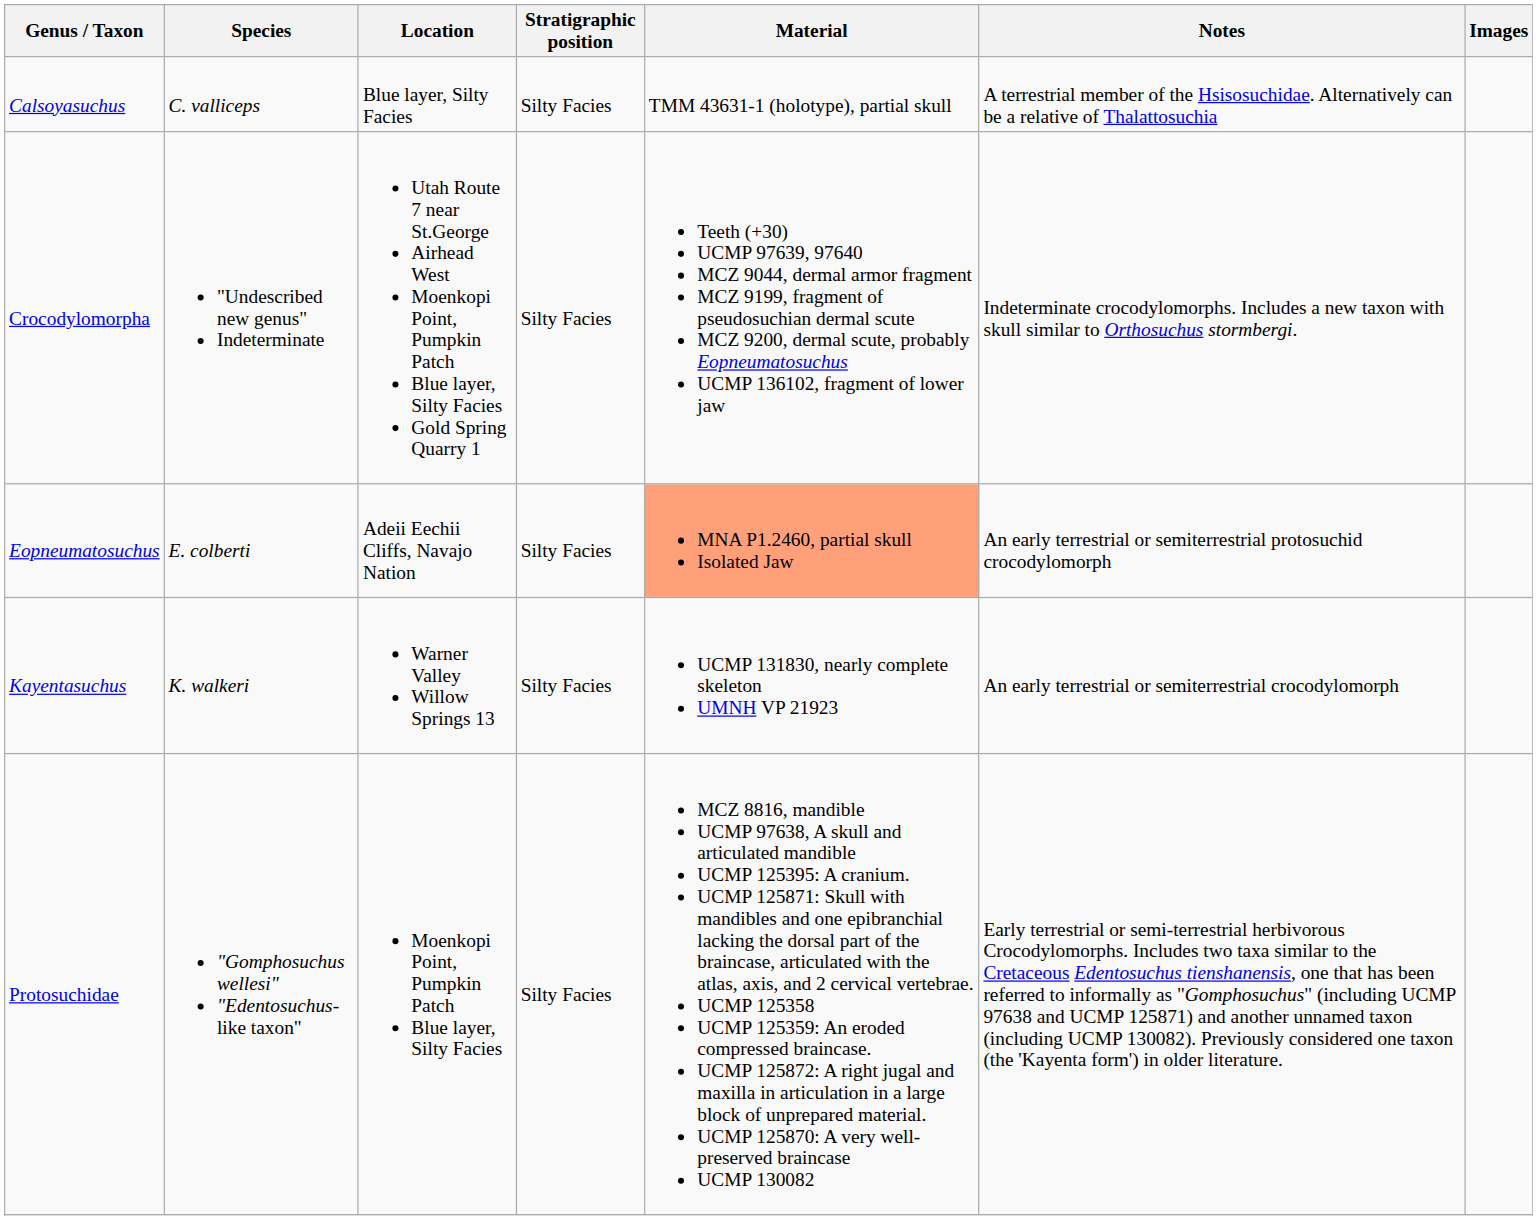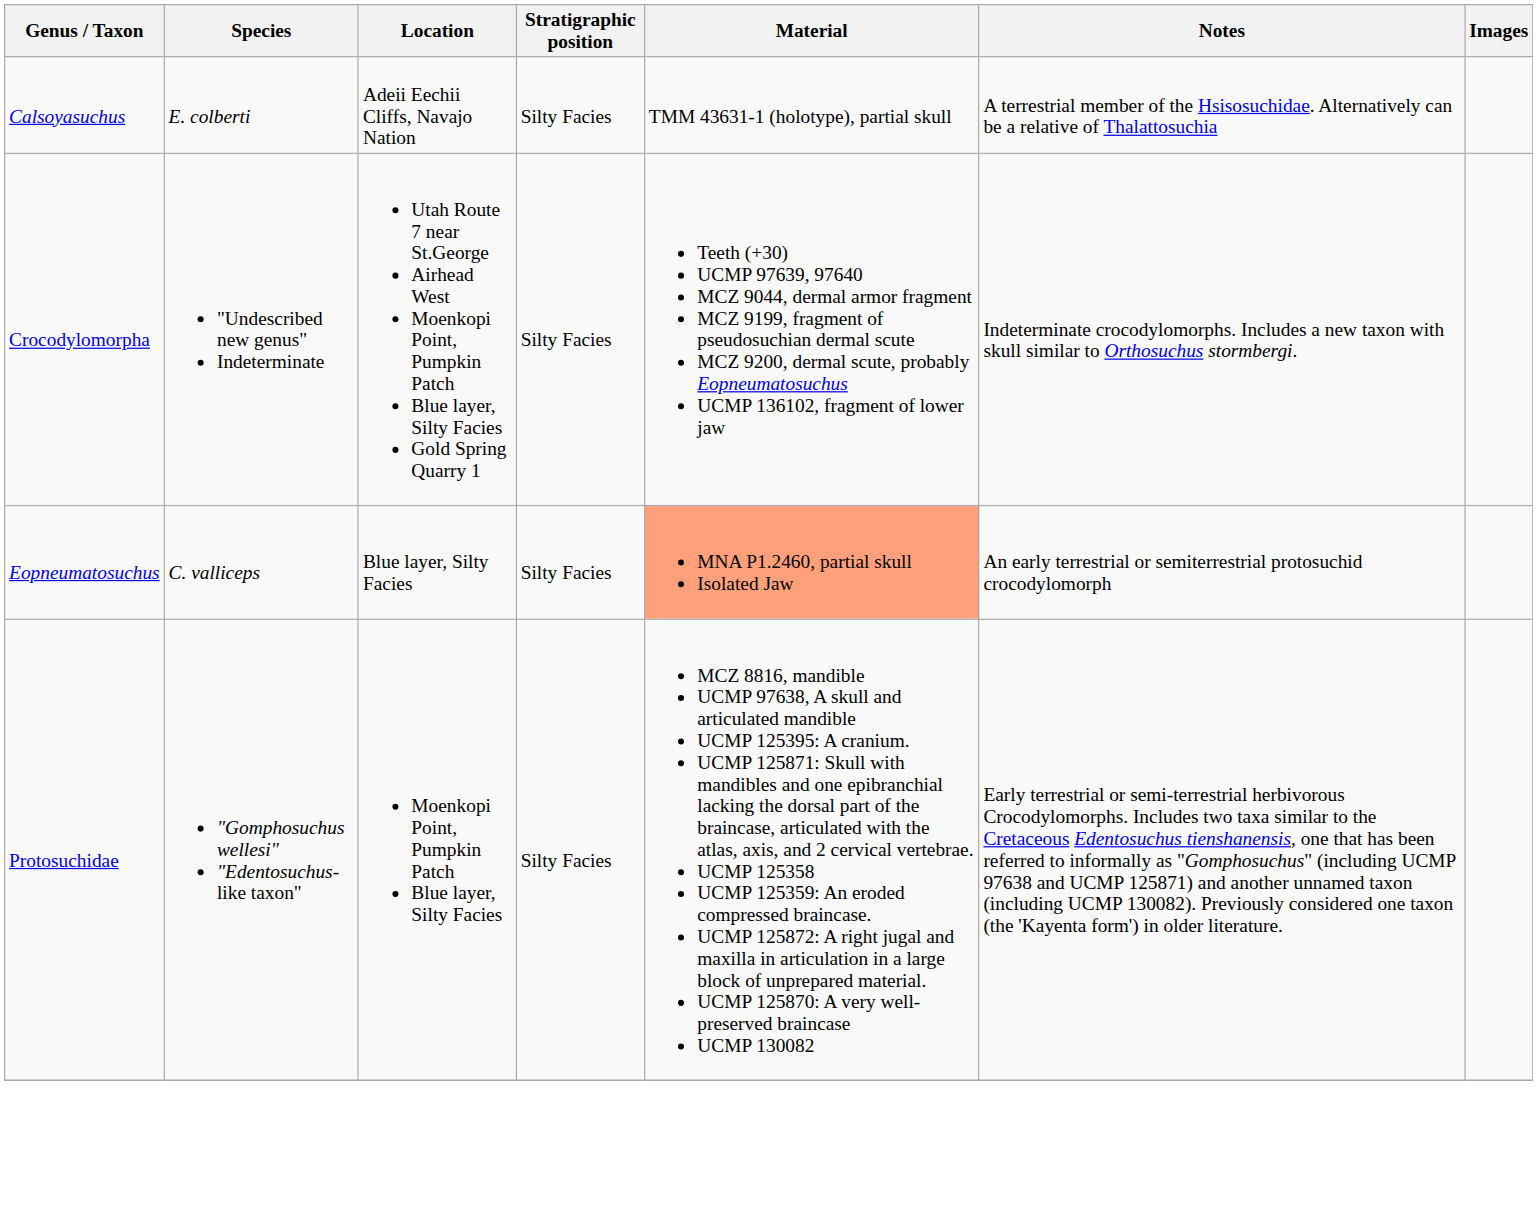(214, 105) C. valliceps -> (209, 115) E. colberti
(426, 105) Blue layer, Silty Facies -> (418, 115) Adeii Eechii Cliffs, Navajo Nation
(209, 551) E. colberti -> (214, 572) C. valliceps
(418, 551) Adeii Eechii Cliffs, Navajo Nation -> (426, 572) Blue layer, Silty Facies
- row: (68, 685)
